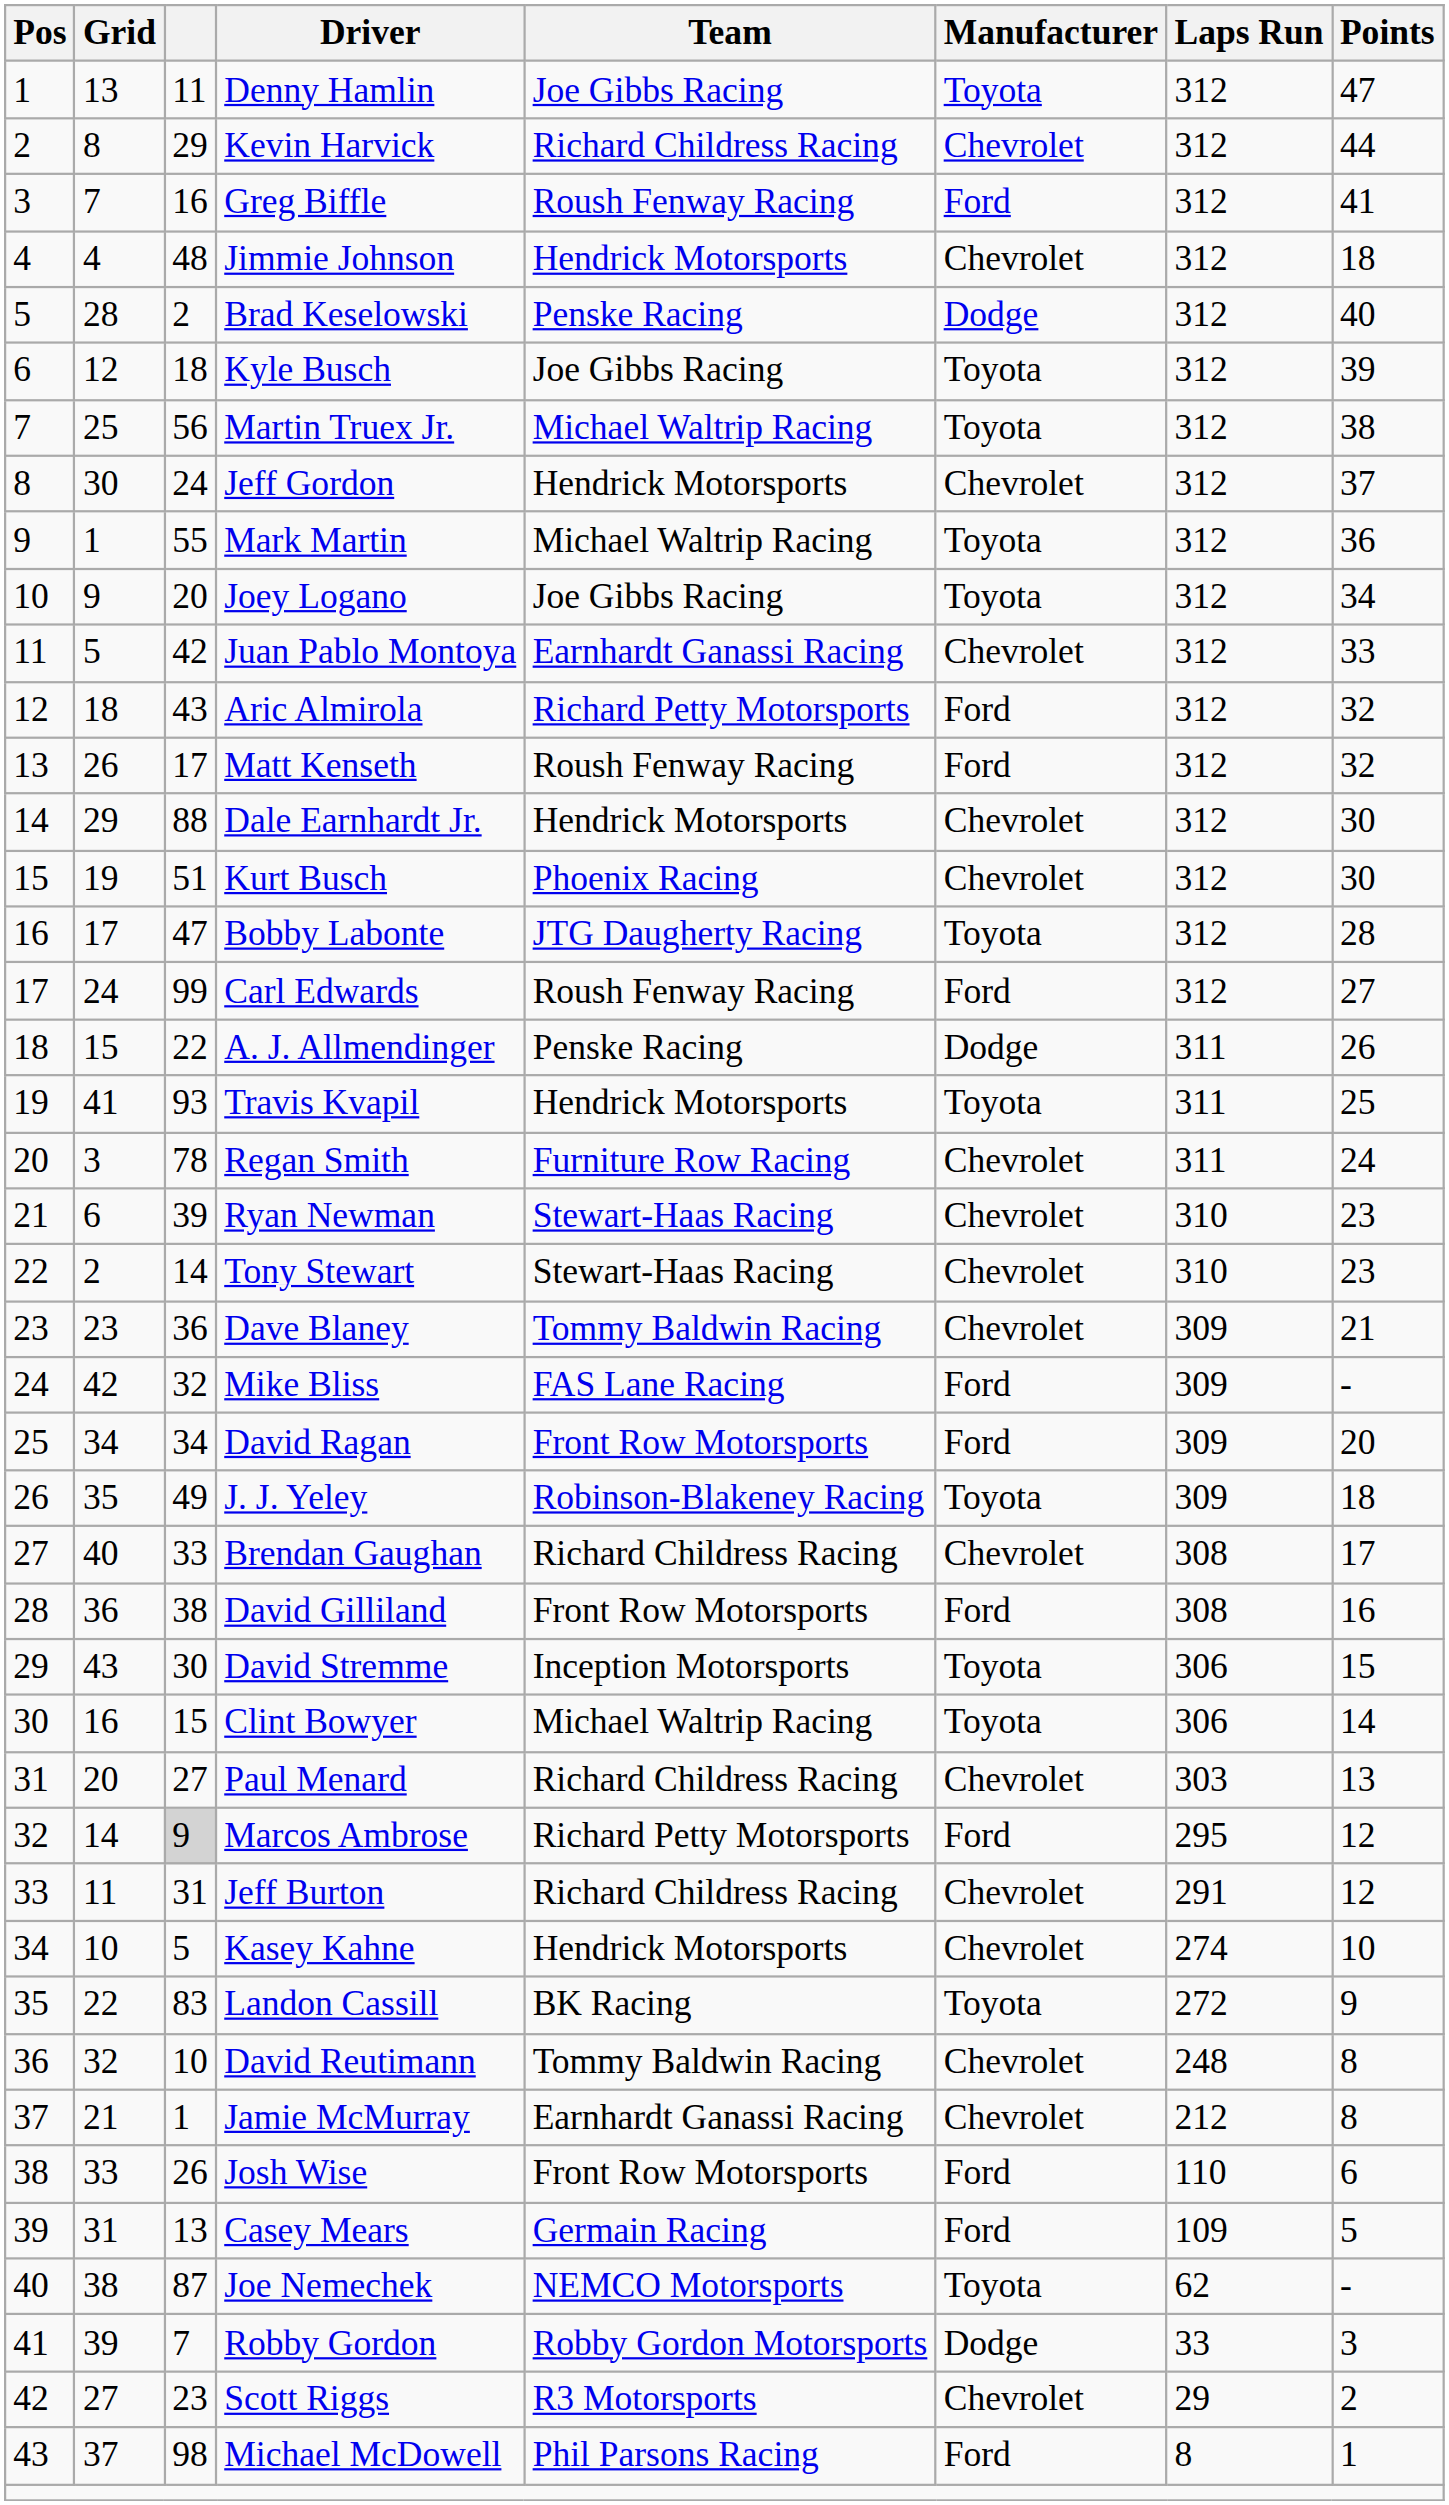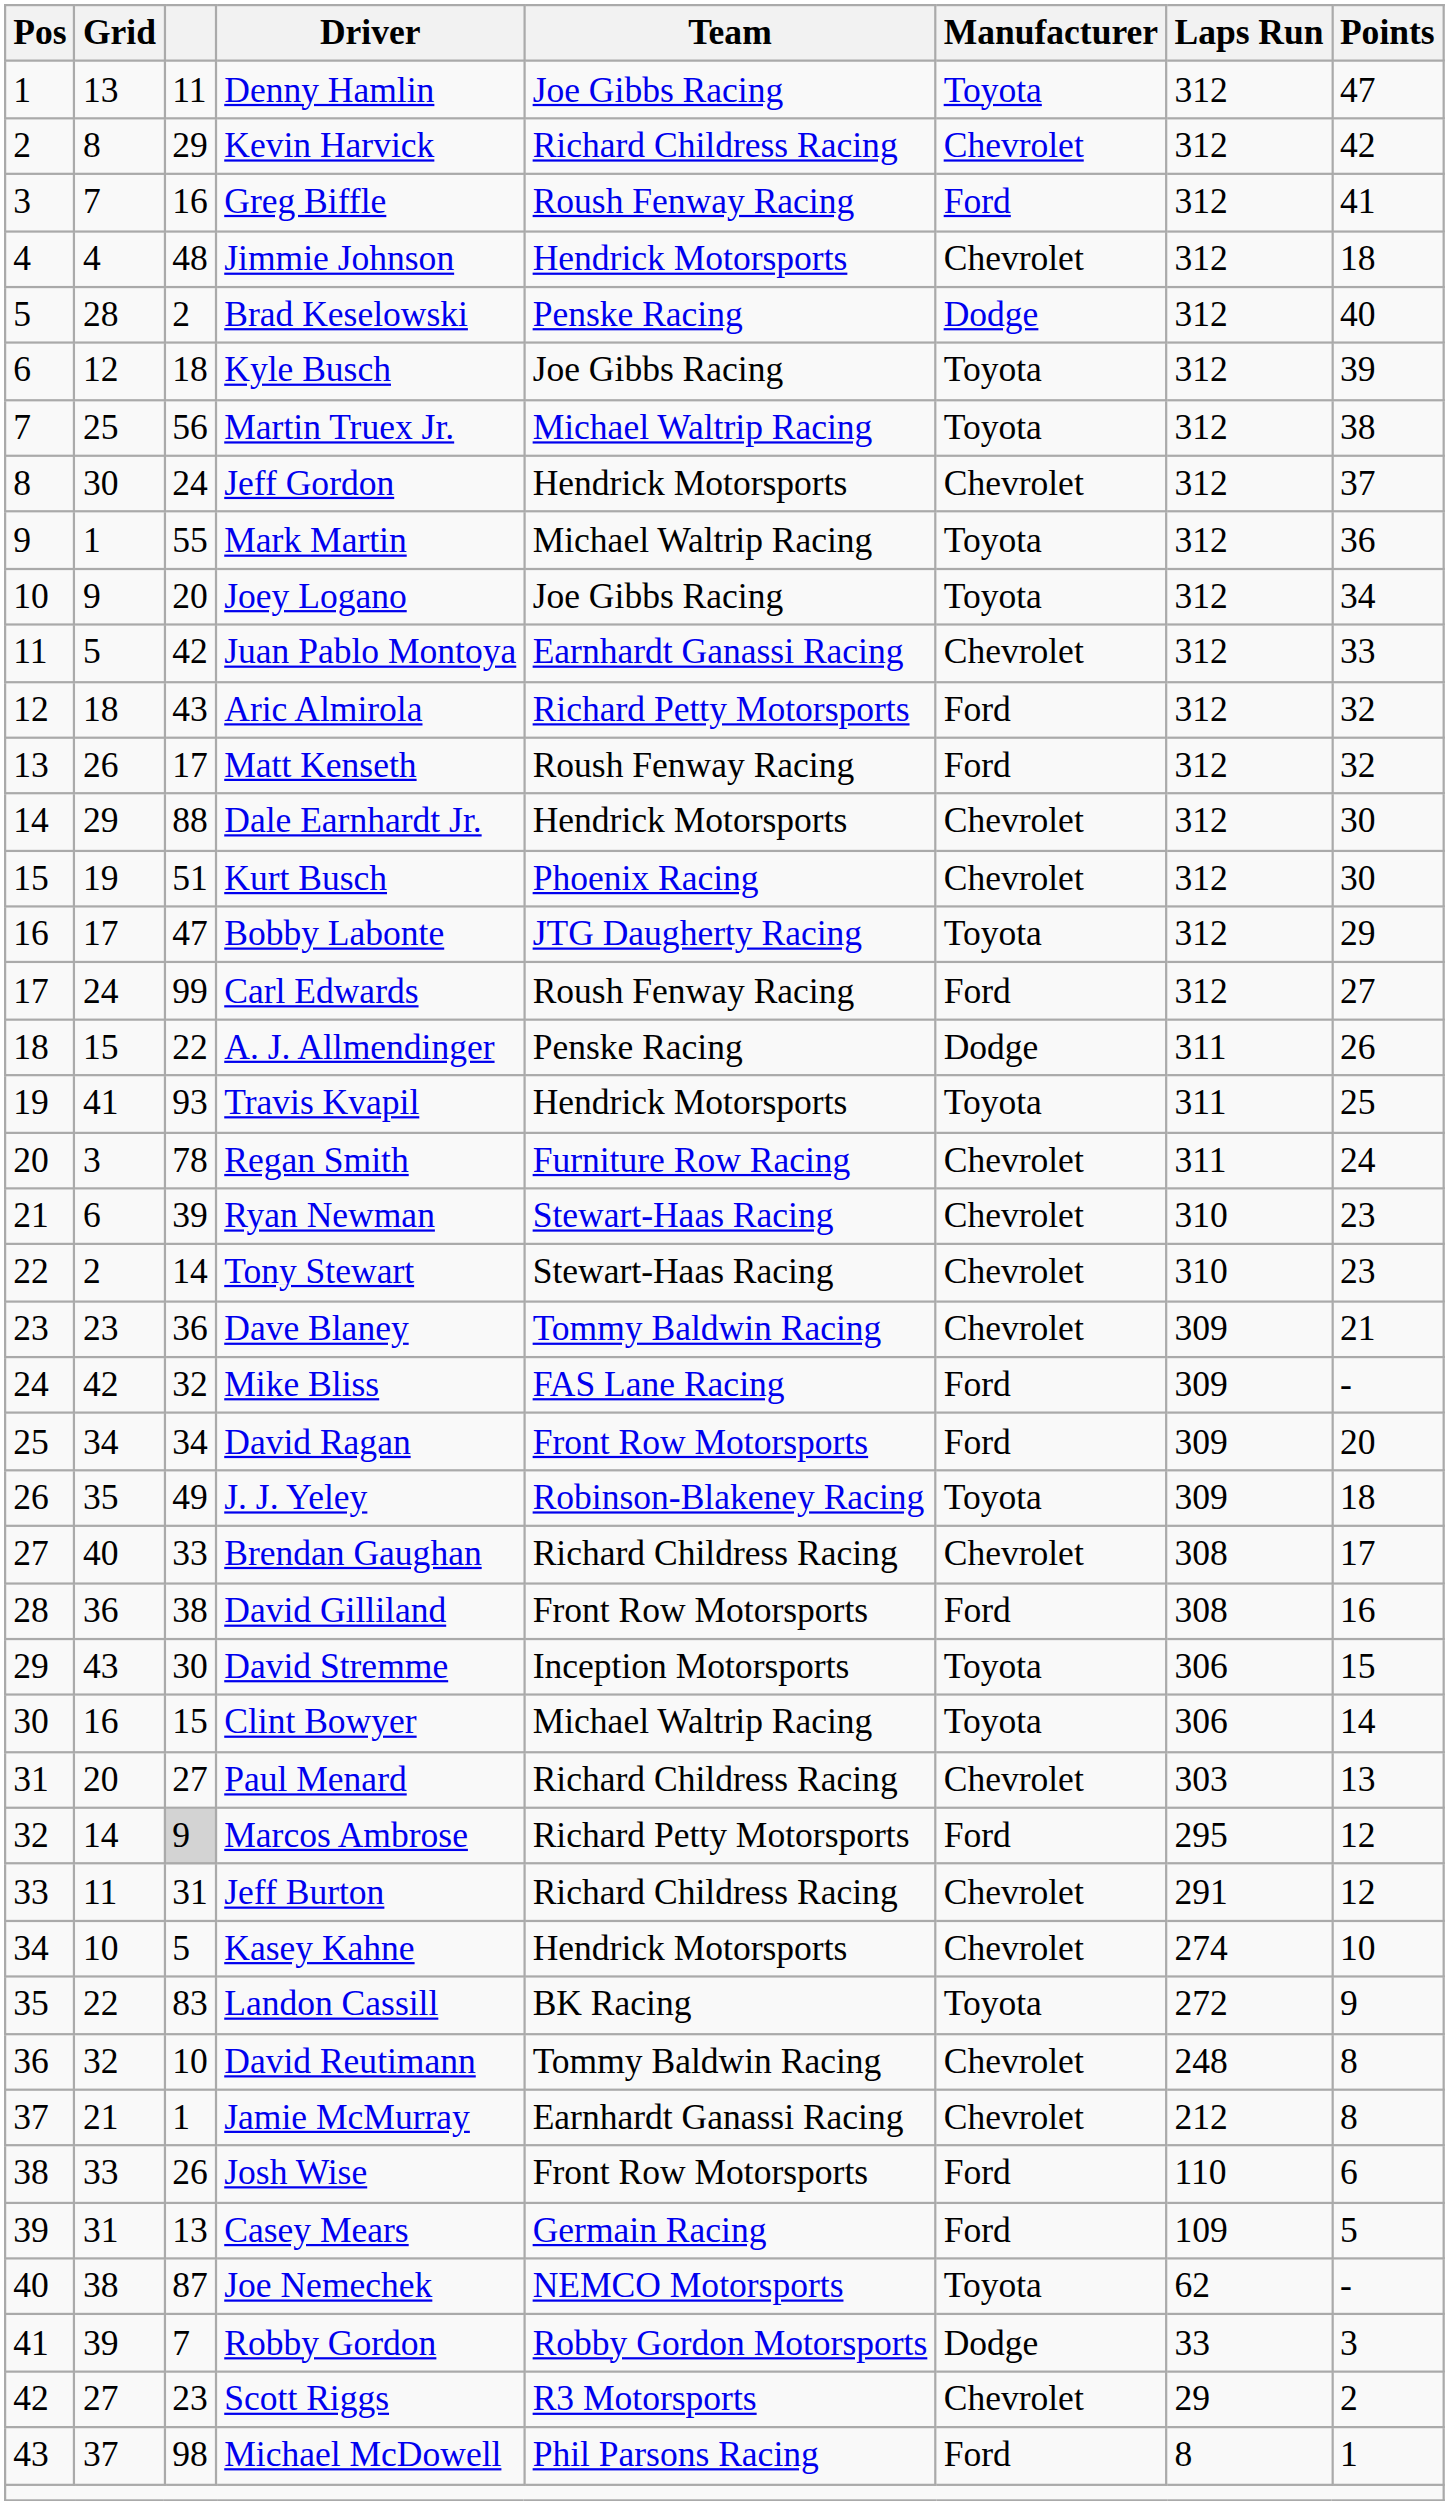(1358, 145) 44 -> (1358, 145) 42
(1358, 933) 28 -> (1358, 933) 29
